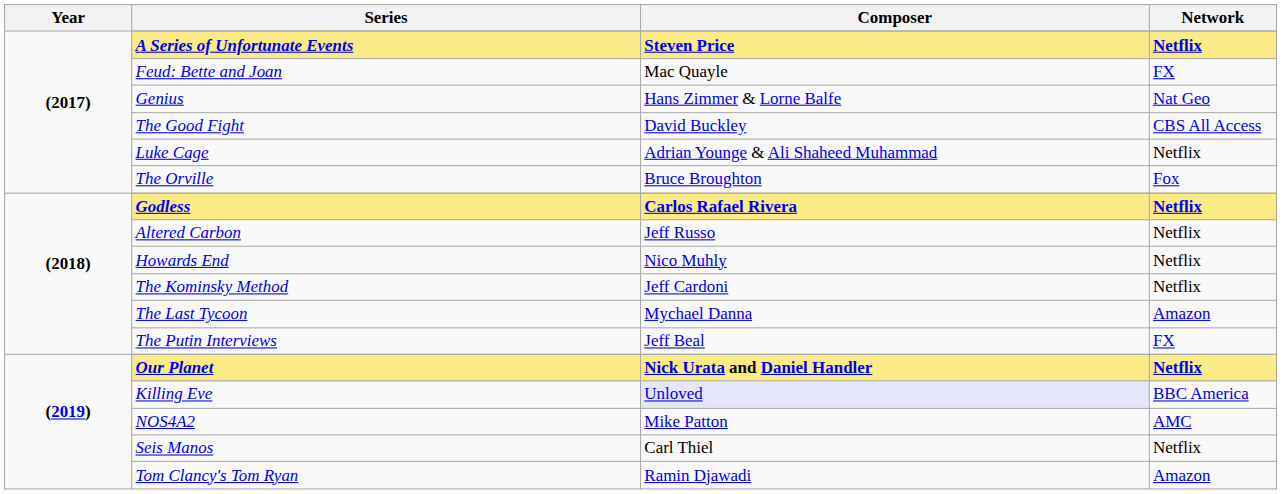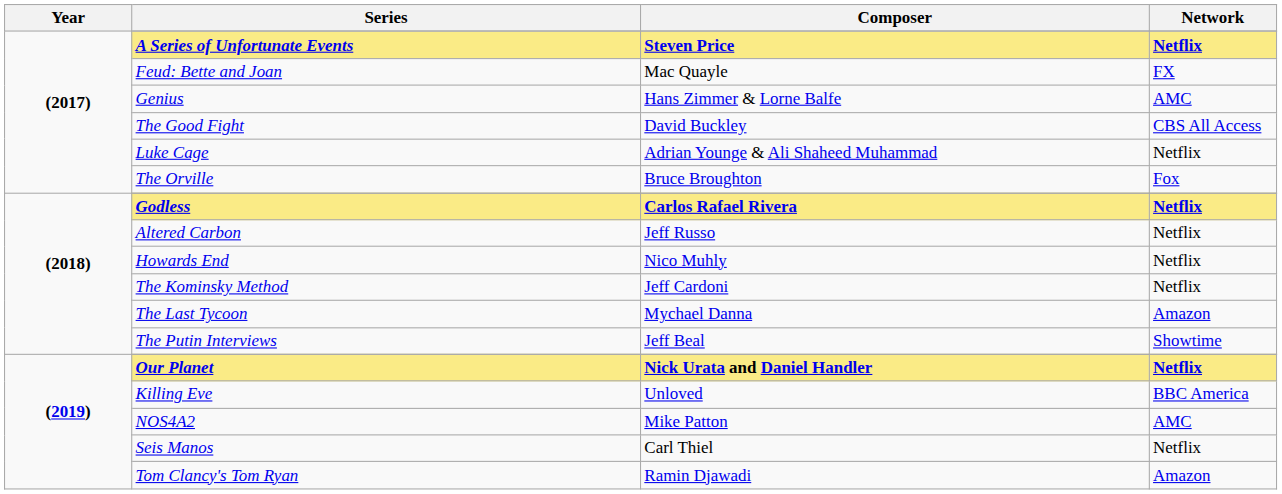(1182, 98) Nat Geo -> (1172, 98) AMC
(1164, 340) FX -> (1187, 340) Showtime
(674, 394) lavender background -> (674, 394) no background
